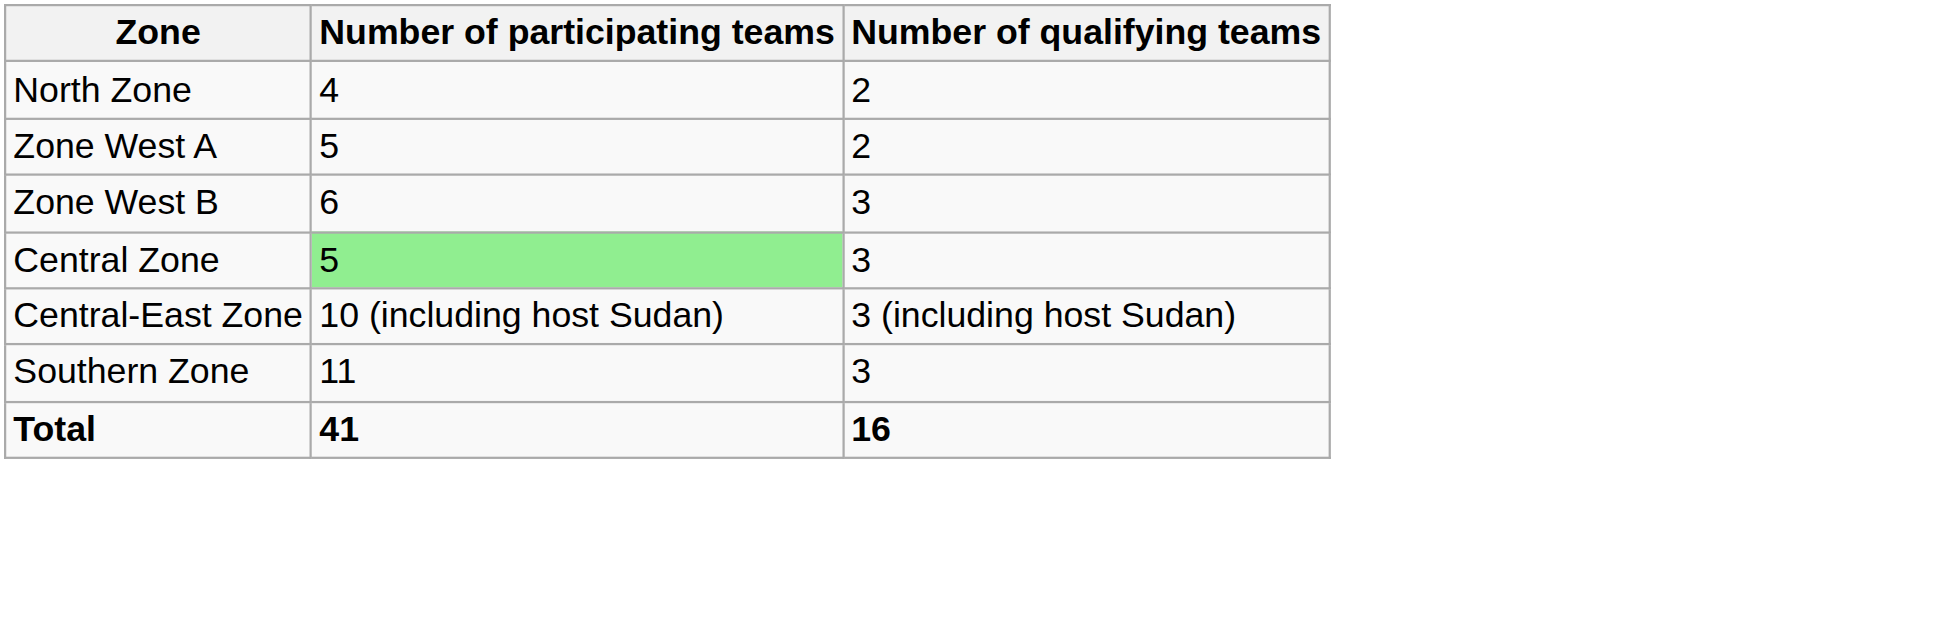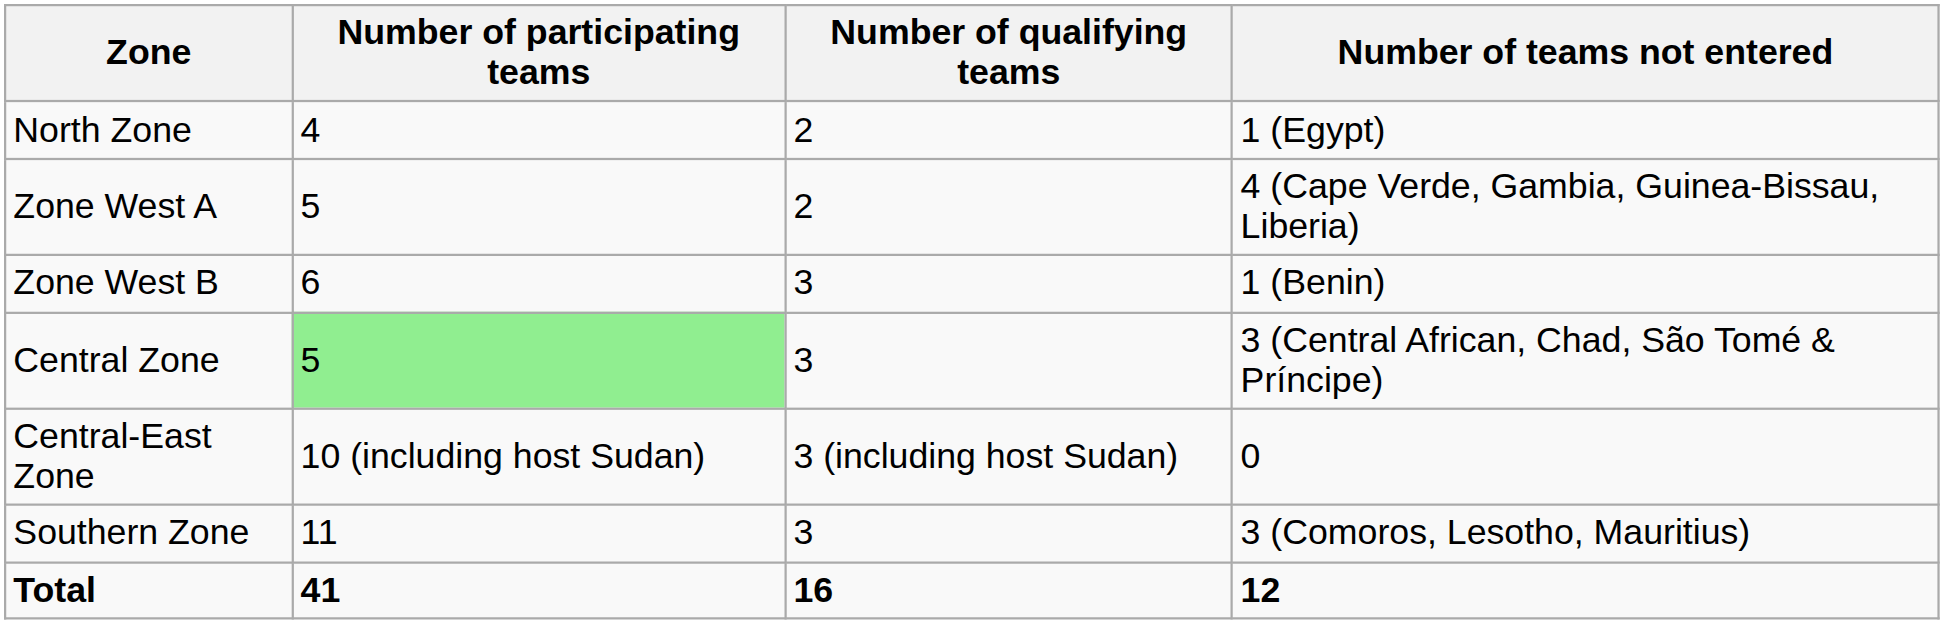+ column: (1585, 52)
